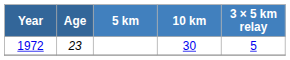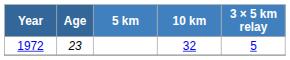(189, 46) 30 -> (189, 46) 32
